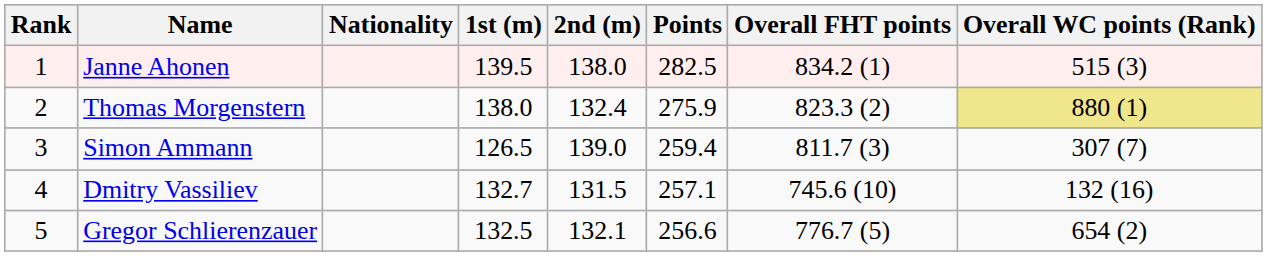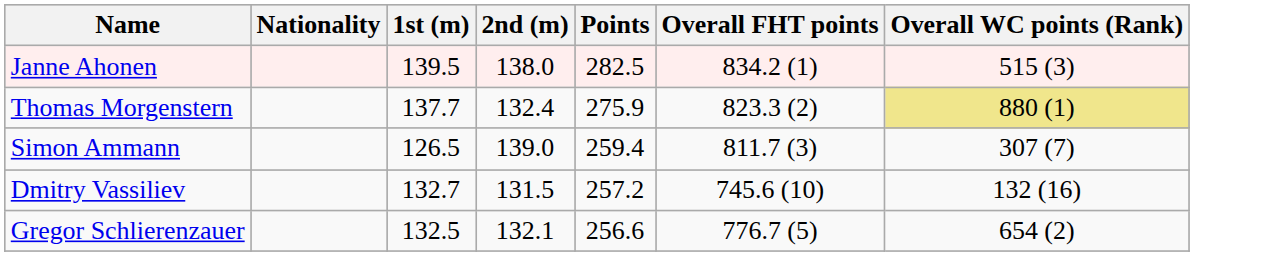- column: (41, 25)
(503, 107) 138.0 -> (431, 107) 137.7
(687, 189) 257.1 -> (615, 189) 257.2
